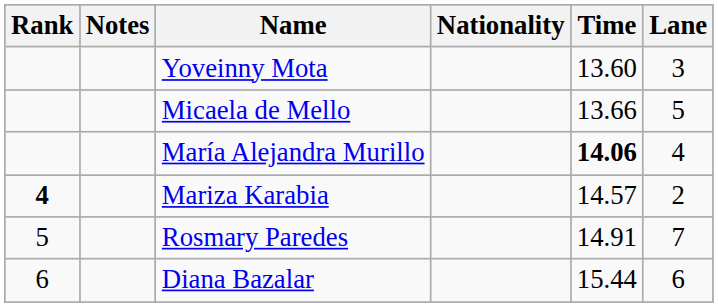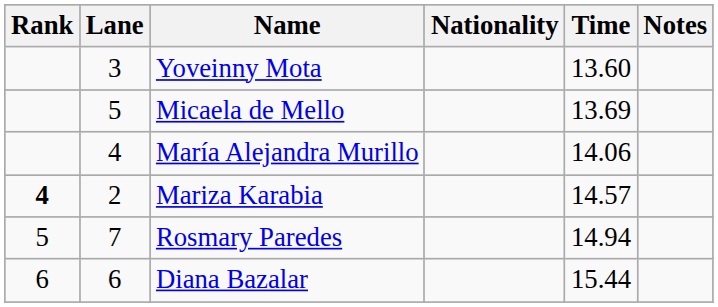columns swapped: (678, 25) <-> (118, 25)
(607, 110) 13.66 -> (601, 110) 13.69
(607, 152) bold -> (601, 152) normal
(607, 237) 14.91 -> (601, 237) 14.94
